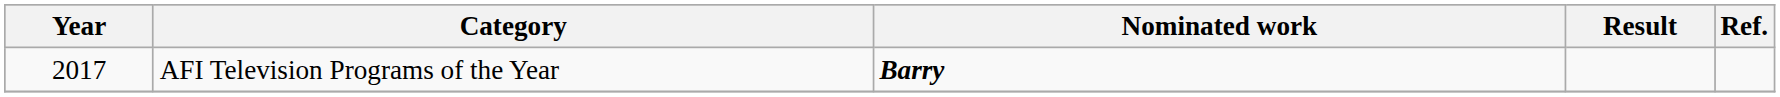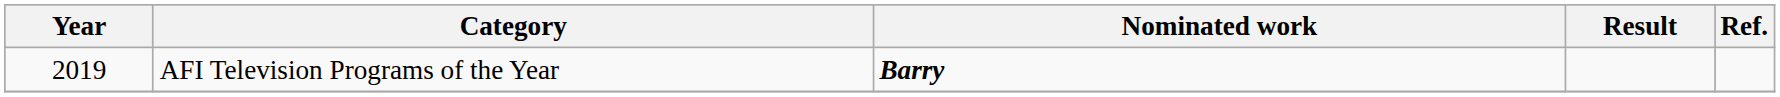(79, 69) 2017 -> (79, 69) 2019
